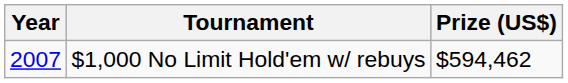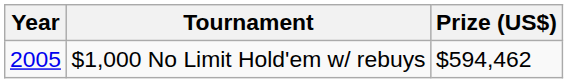(35, 58) 2007 -> (35, 58) 2005
